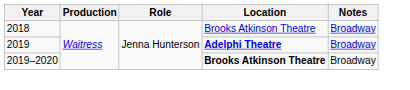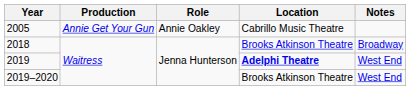+ row: (18, 28)
(353, 45) Broadway -> (380, 61) West End
(265, 61) bold -> (297, 77) normal
(353, 61) Broadway -> (380, 77) West End
